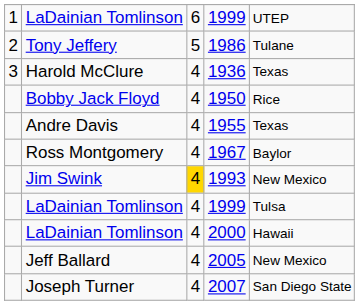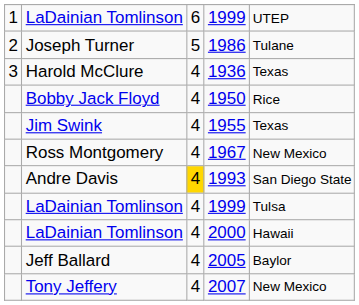(71, 44) Tony Jeffery -> (80, 44) Joseph Turner
(72, 125) Andre Davis -> (64, 125) Jim Swink
(272, 152) Baylor -> (290, 152) New Mexico
(64, 179) Jim Swink -> (72, 179) Andre Davis
(290, 179) New Mexico -> (302, 179) San Diego State
(290, 260) New Mexico -> (272, 260) Baylor
(80, 286) Joseph Turner -> (71, 286) Tony Jeffery
(302, 287) San Diego State -> (290, 287) New Mexico
